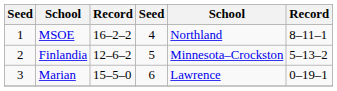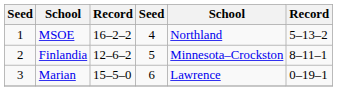(308, 34) 8–11–1 -> (308, 34) 5–13–2
(308, 55) 5–13–2 -> (308, 55) 8–11–1
